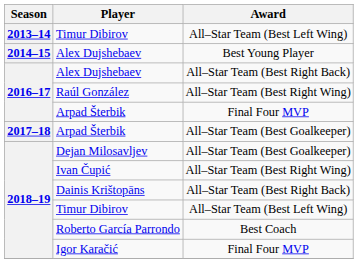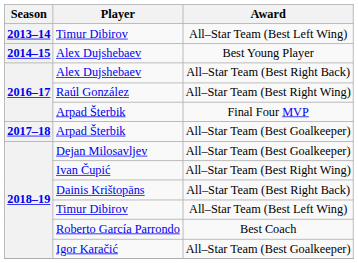(268, 248) Final Four MVP -> (268, 248) All–Star Team (Best Goalkeeper)
